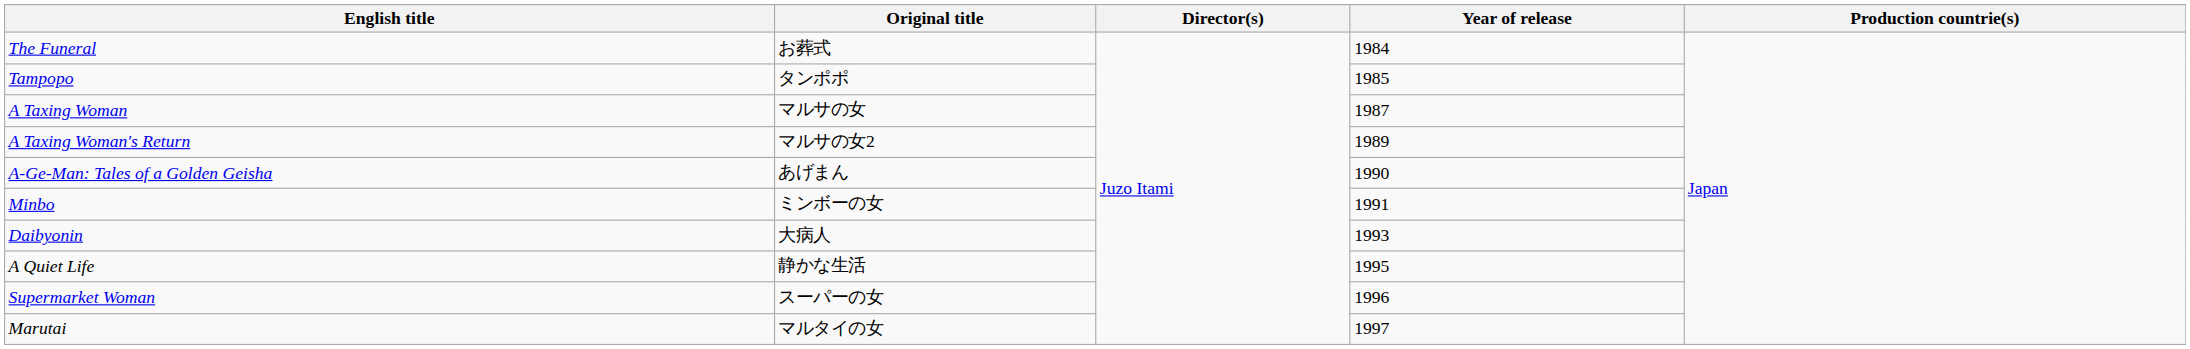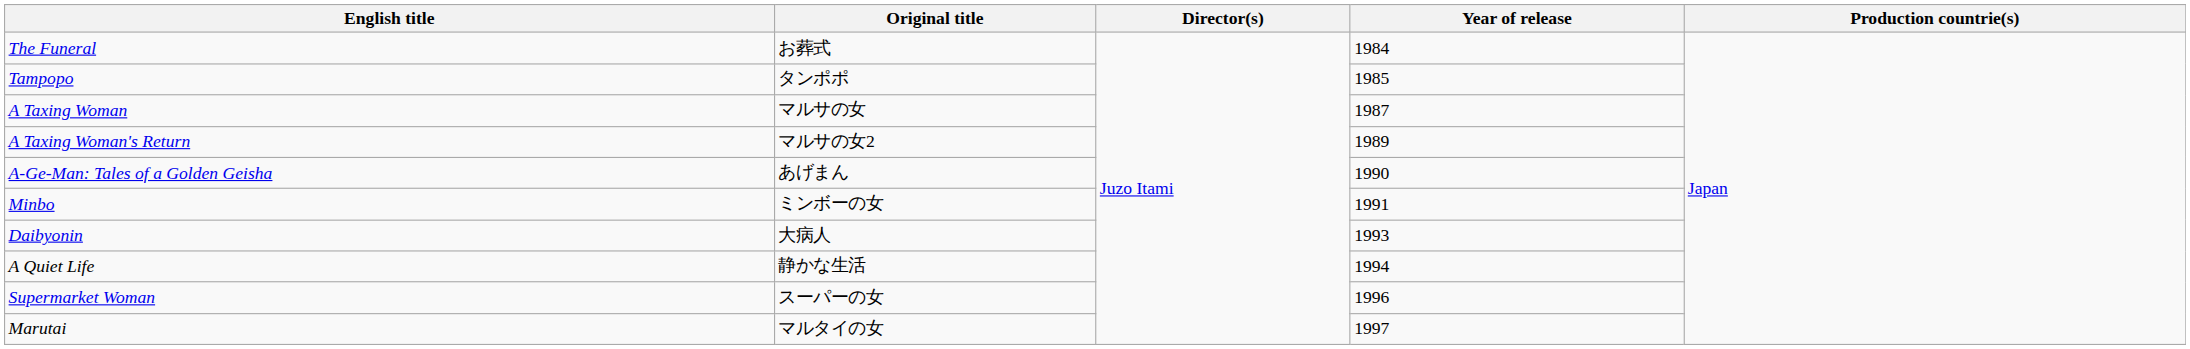(1372, 266) 1995 -> (1372, 266) 1994
